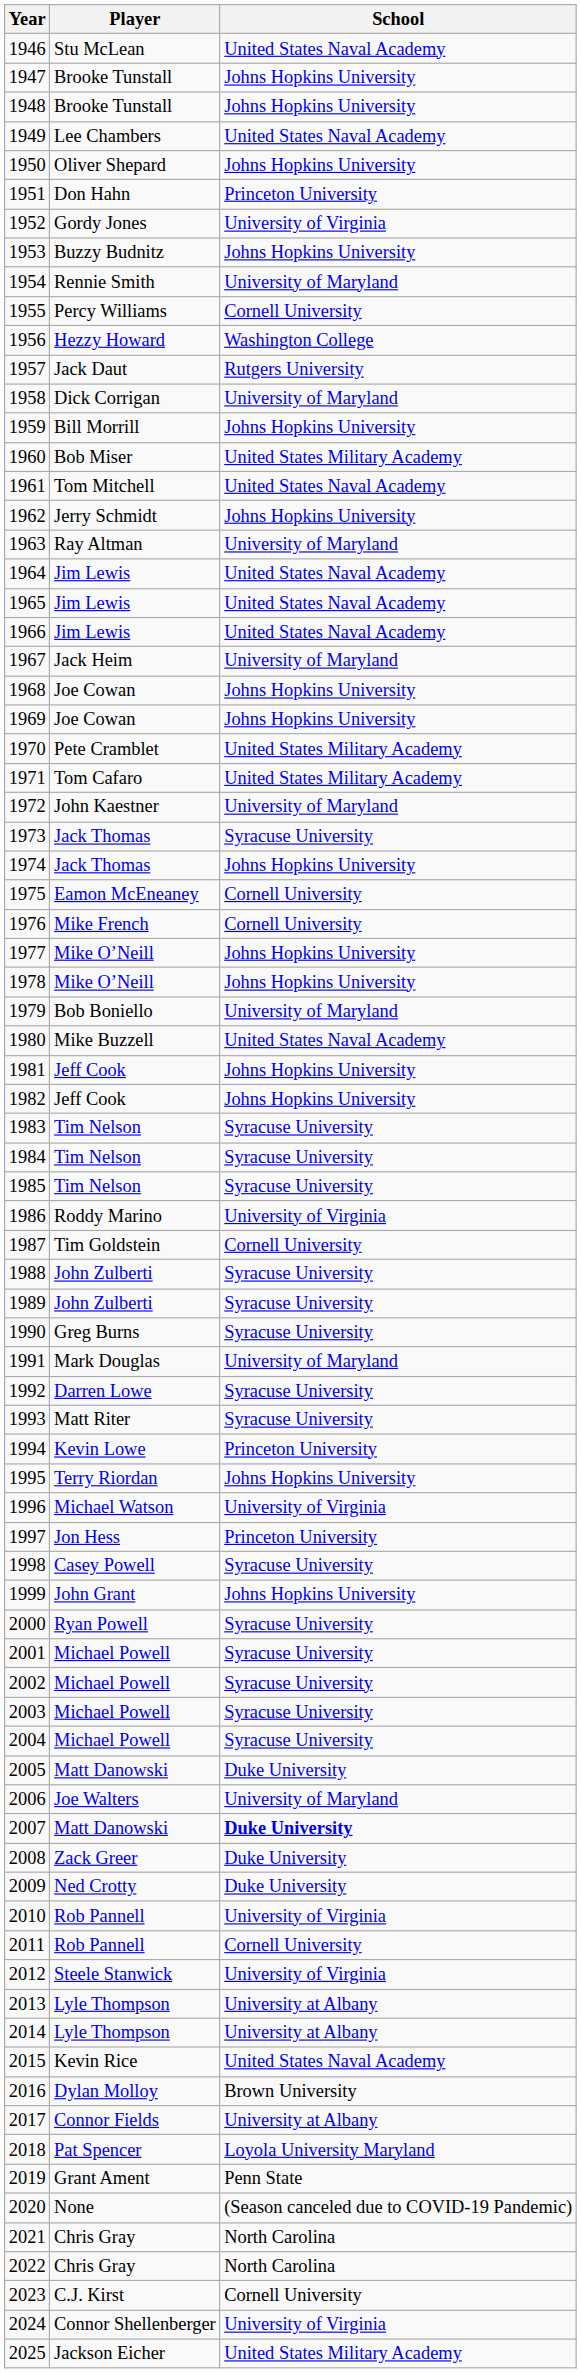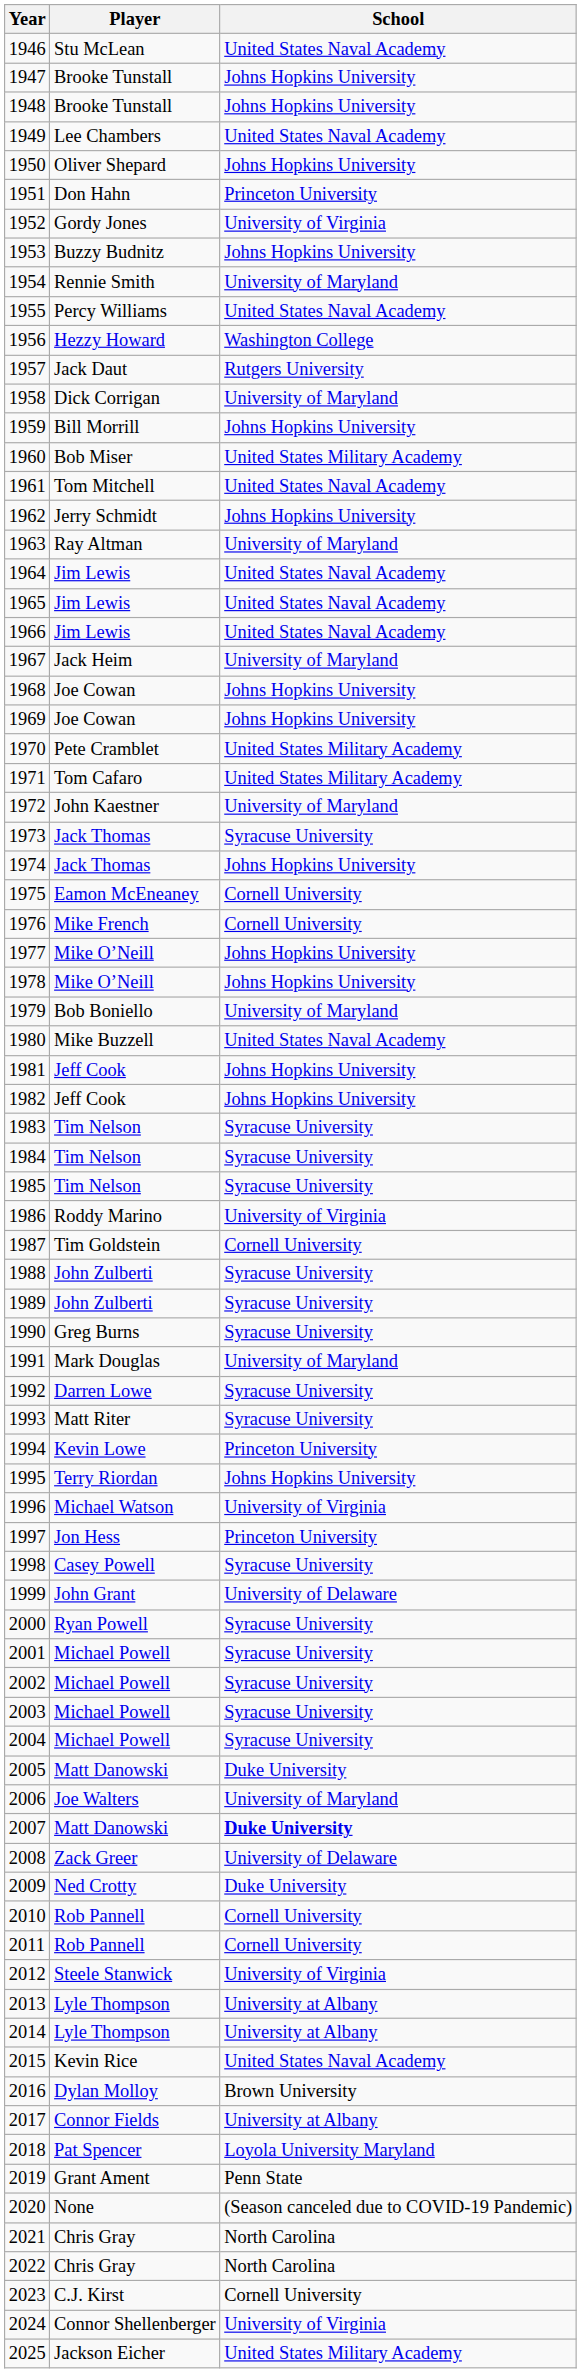(293, 310) Cornell University -> (335, 310) United States Naval Academy
(320, 1594) Johns Hopkins University -> (311, 1594) University of Delaware
(285, 1857) Duke University -> (311, 1857) University of Delaware
(305, 1915) University of Virginia -> (293, 1915) Cornell University
